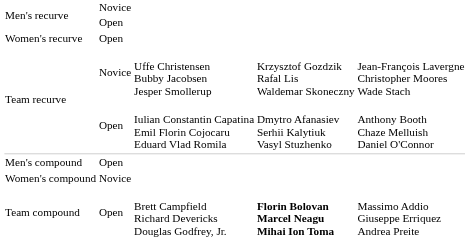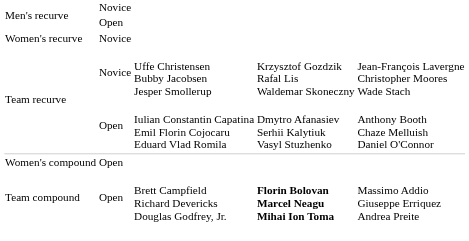(111, 38) Open -> (115, 38) Novice
- row: (44, 162)
(115, 178) Novice -> (111, 162) Open
